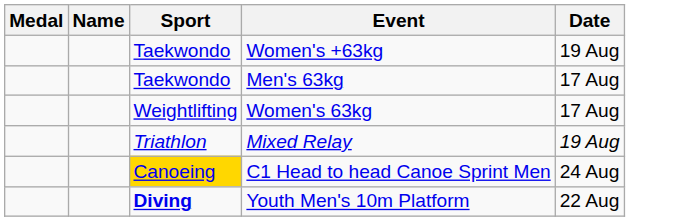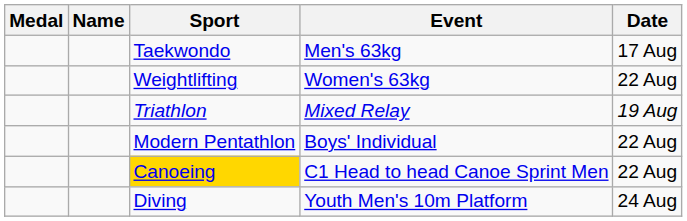- row: (315, 50)
(589, 111) 17 Aug -> (647, 81) 22 Aug
+ row: (370, 141)
(589, 171) 24 Aug -> (647, 171) 22 Aug
(163, 202) bold -> (160, 202) normal
(589, 202) 22 Aug -> (647, 202) 24 Aug
